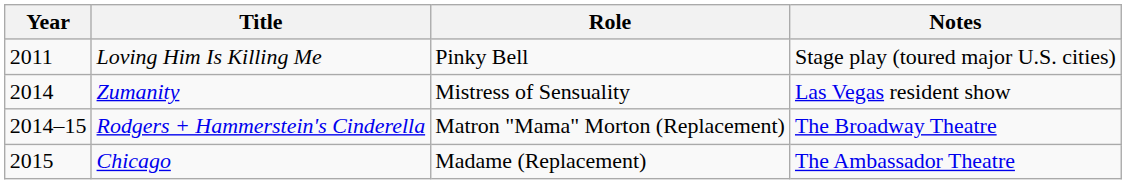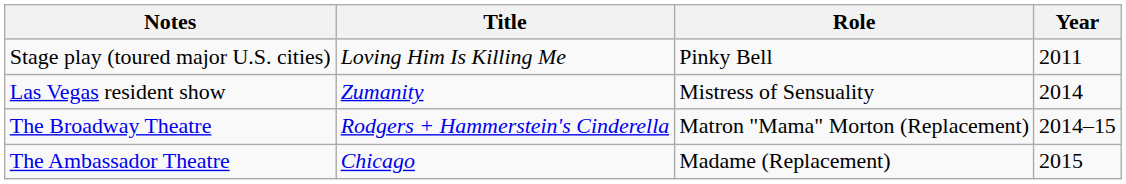columns swapped: (48, 21) <-> (955, 21)
